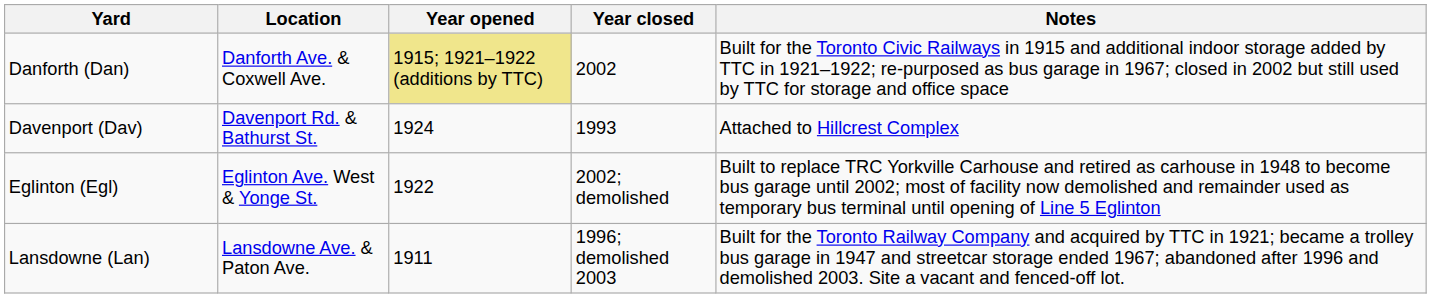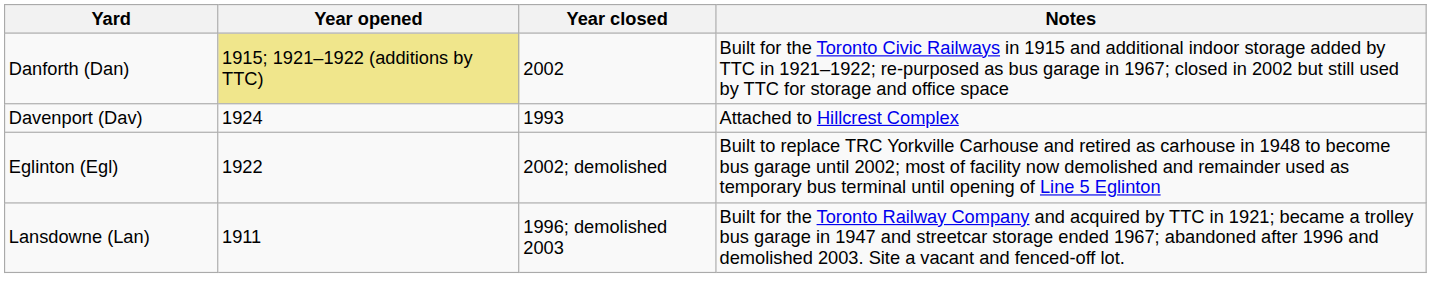- column: (303, 18)
